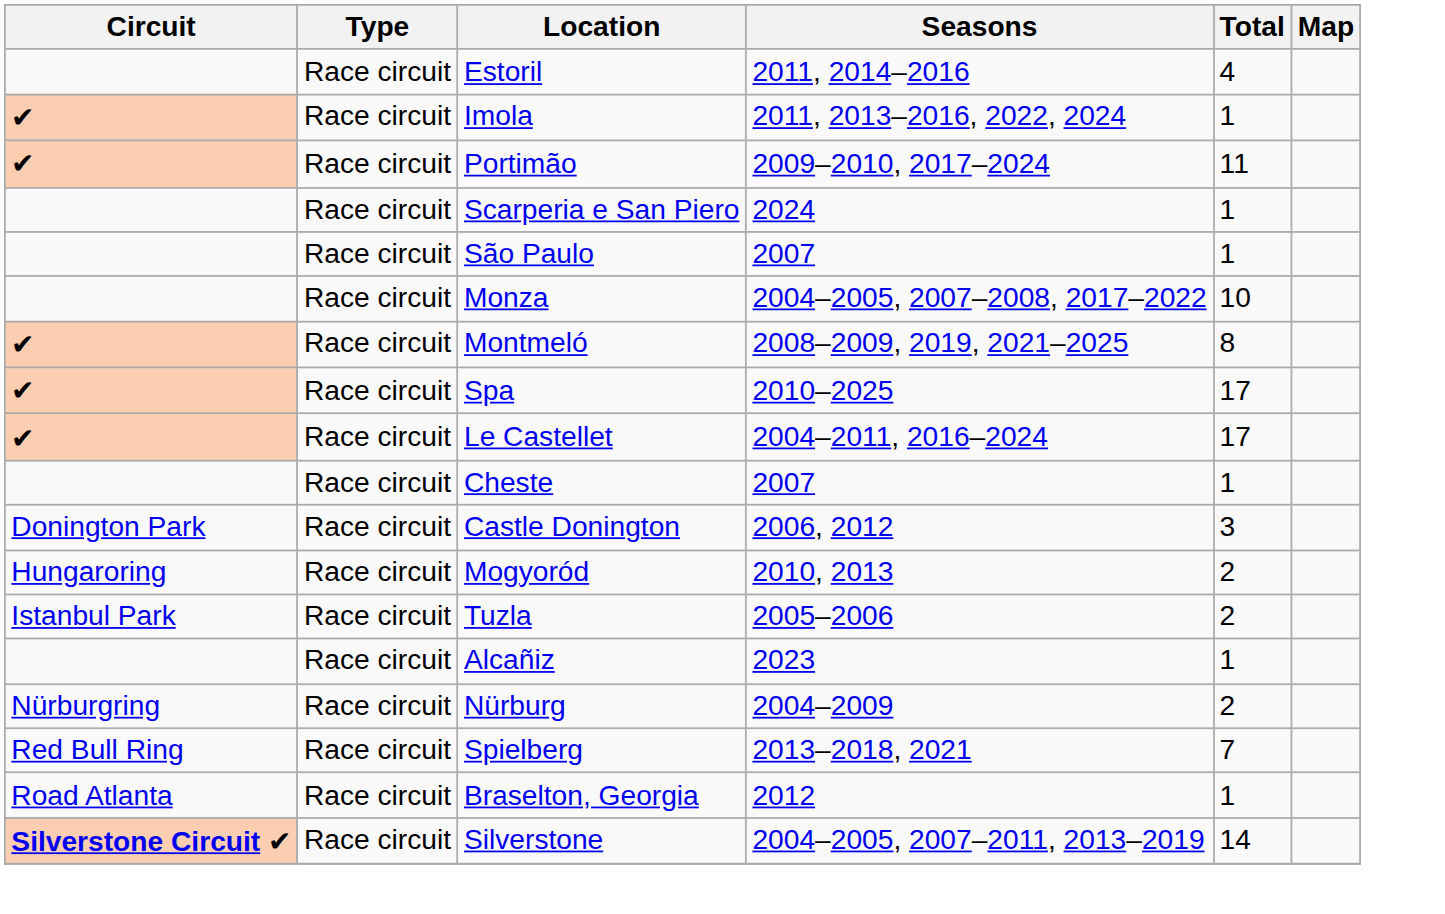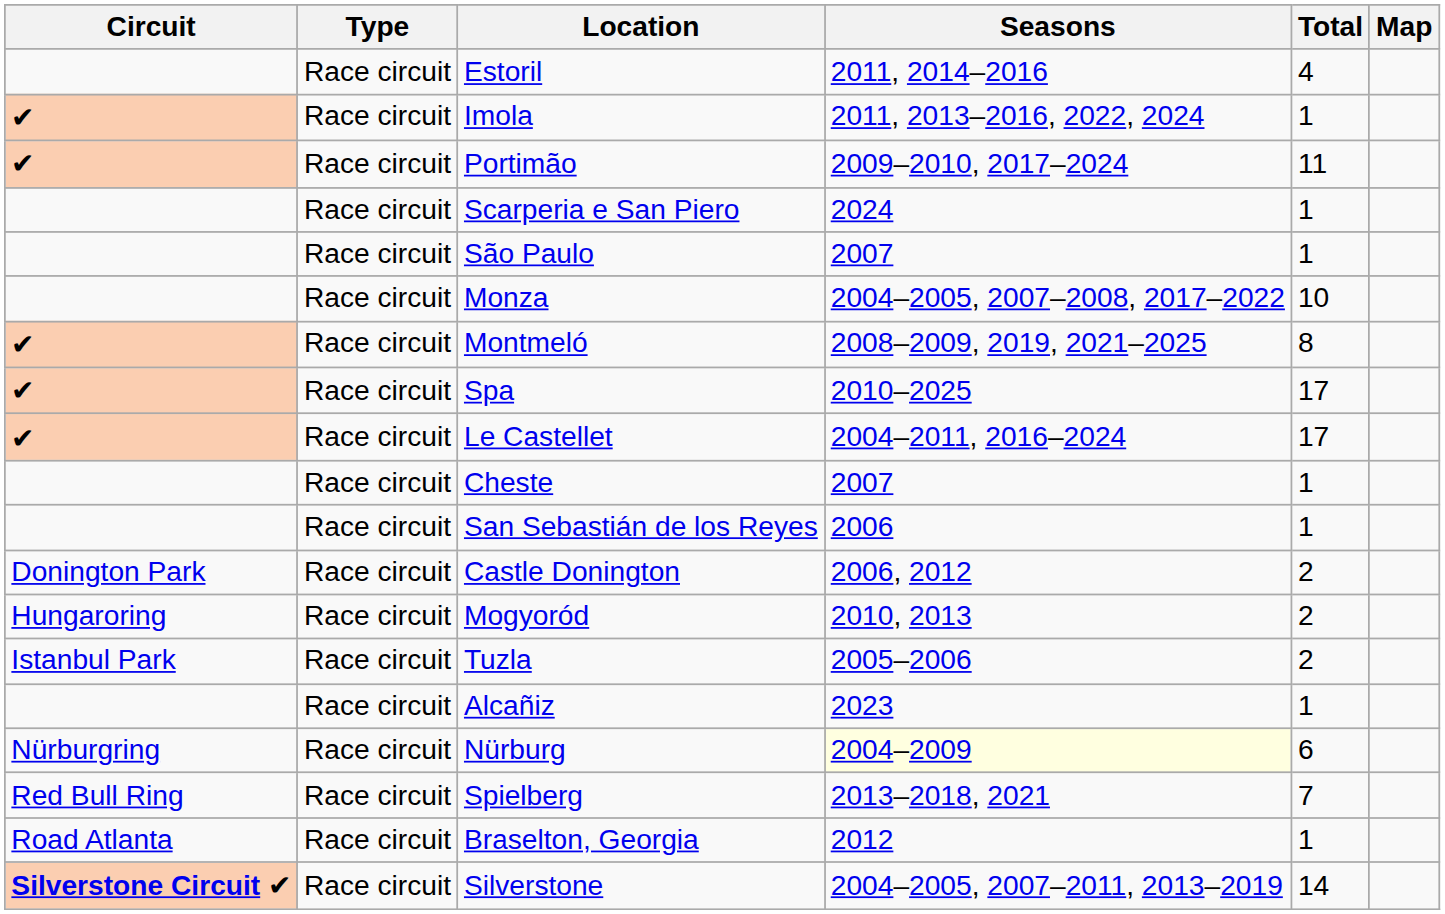+ row: (641, 526)
(1227, 526) 3 -> (1306, 571) 2
(823, 705) no background -> (901, 750) lightyellow background
(1227, 705) 2 -> (1306, 750) 6
